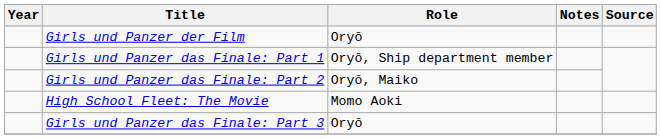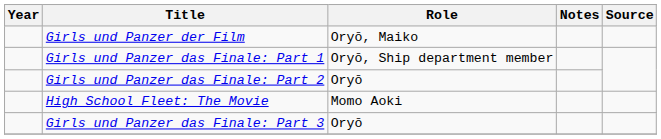(347, 37) Oryō -> (374, 37) Oryō, Maiko
(374, 80) Oryō, Maiko -> (347, 80) Oryō
